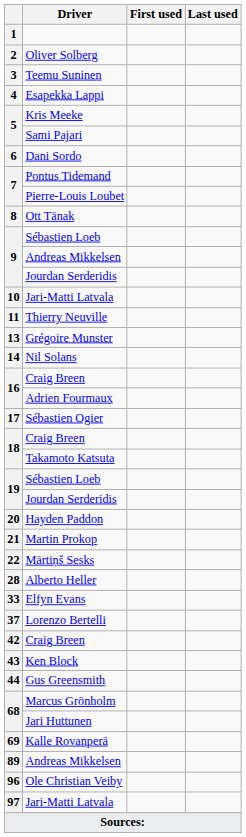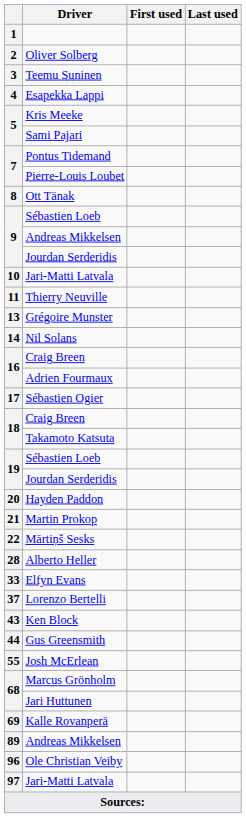- row: (13, 155)
- row: (13, 640)
+ row: (13, 660)
